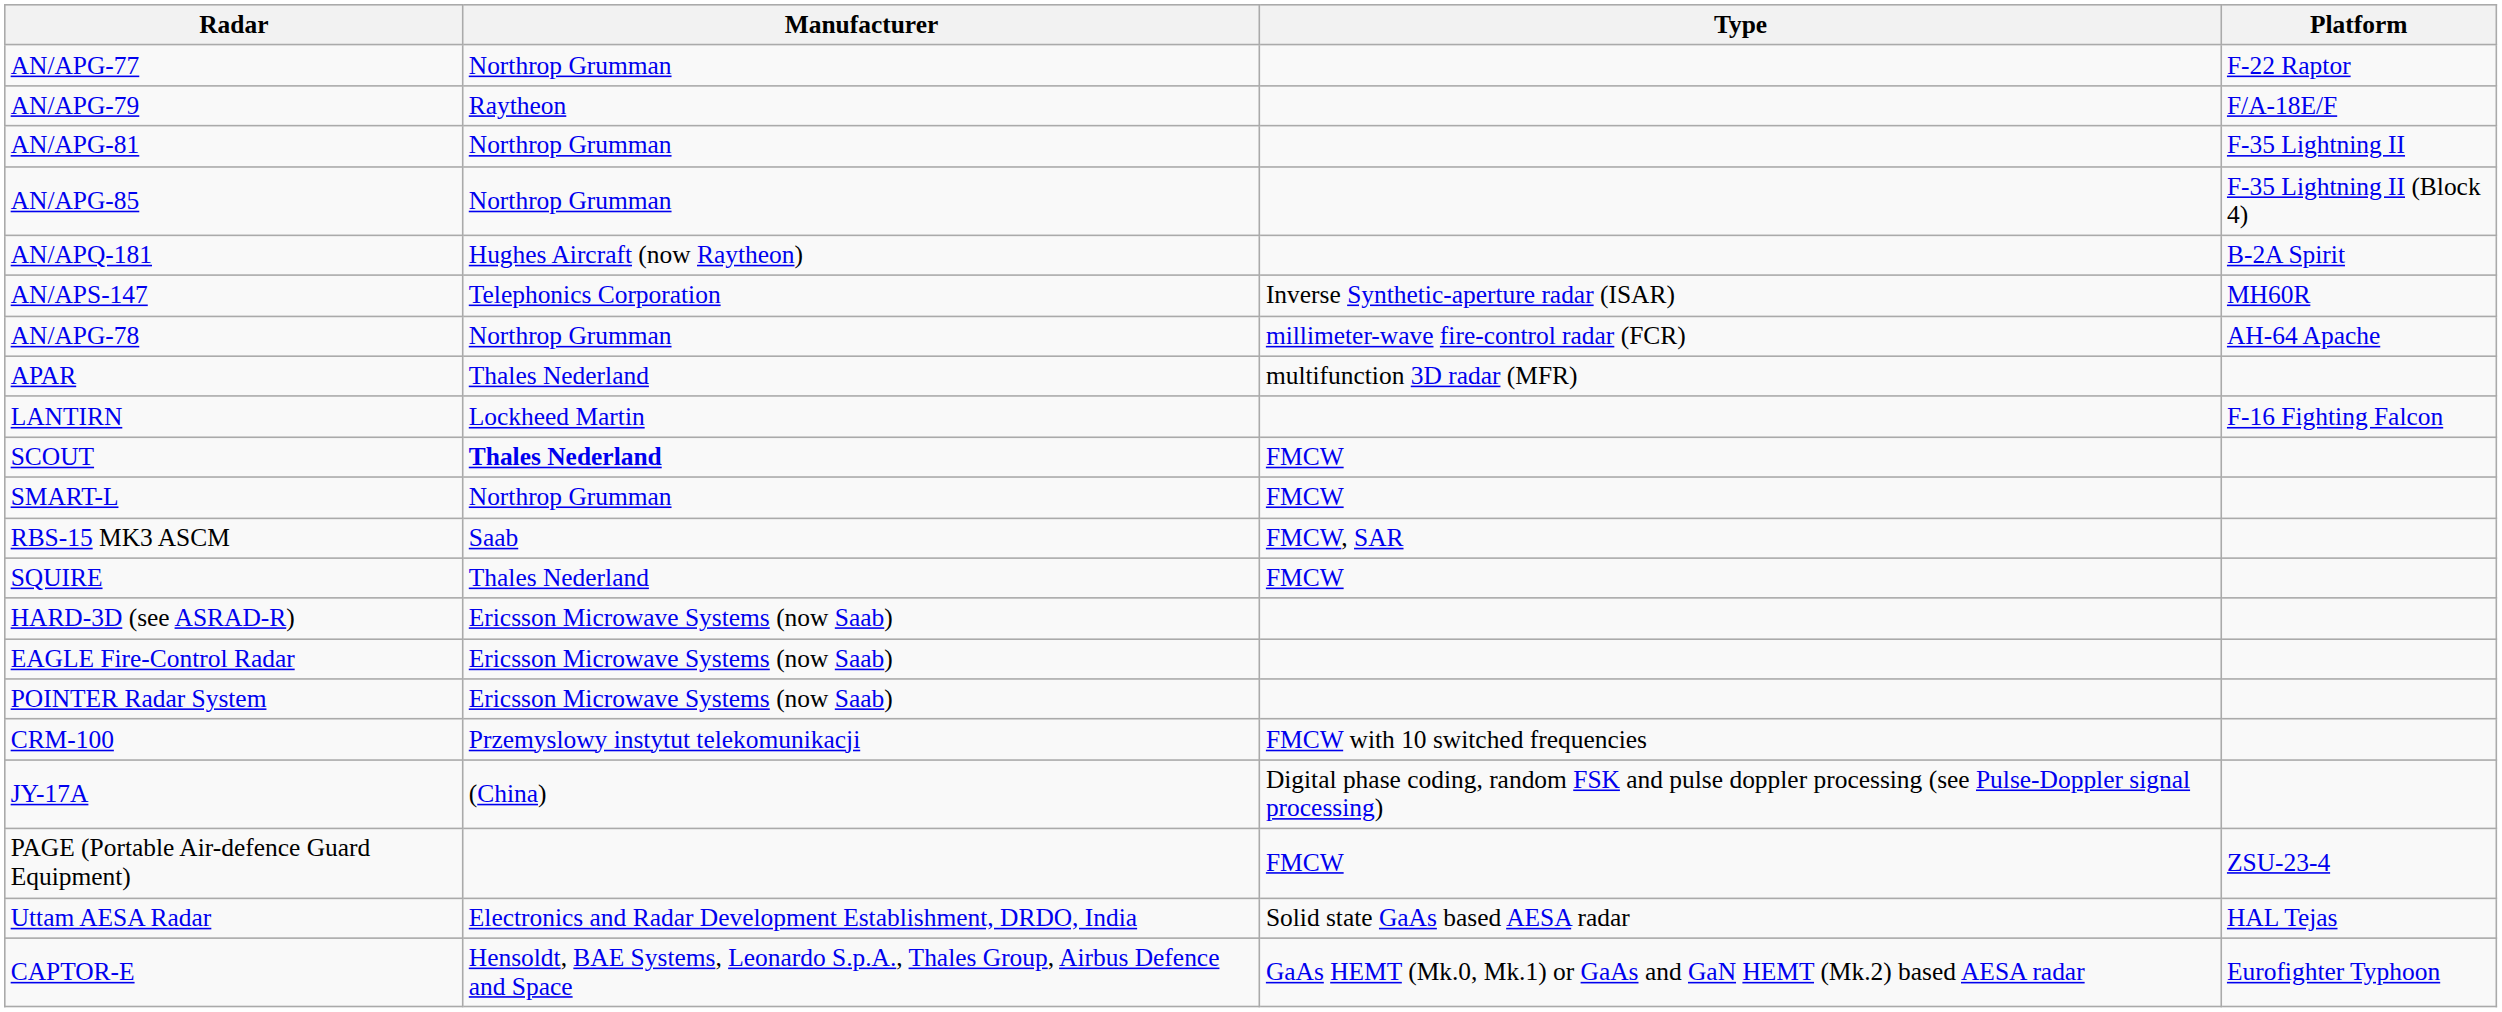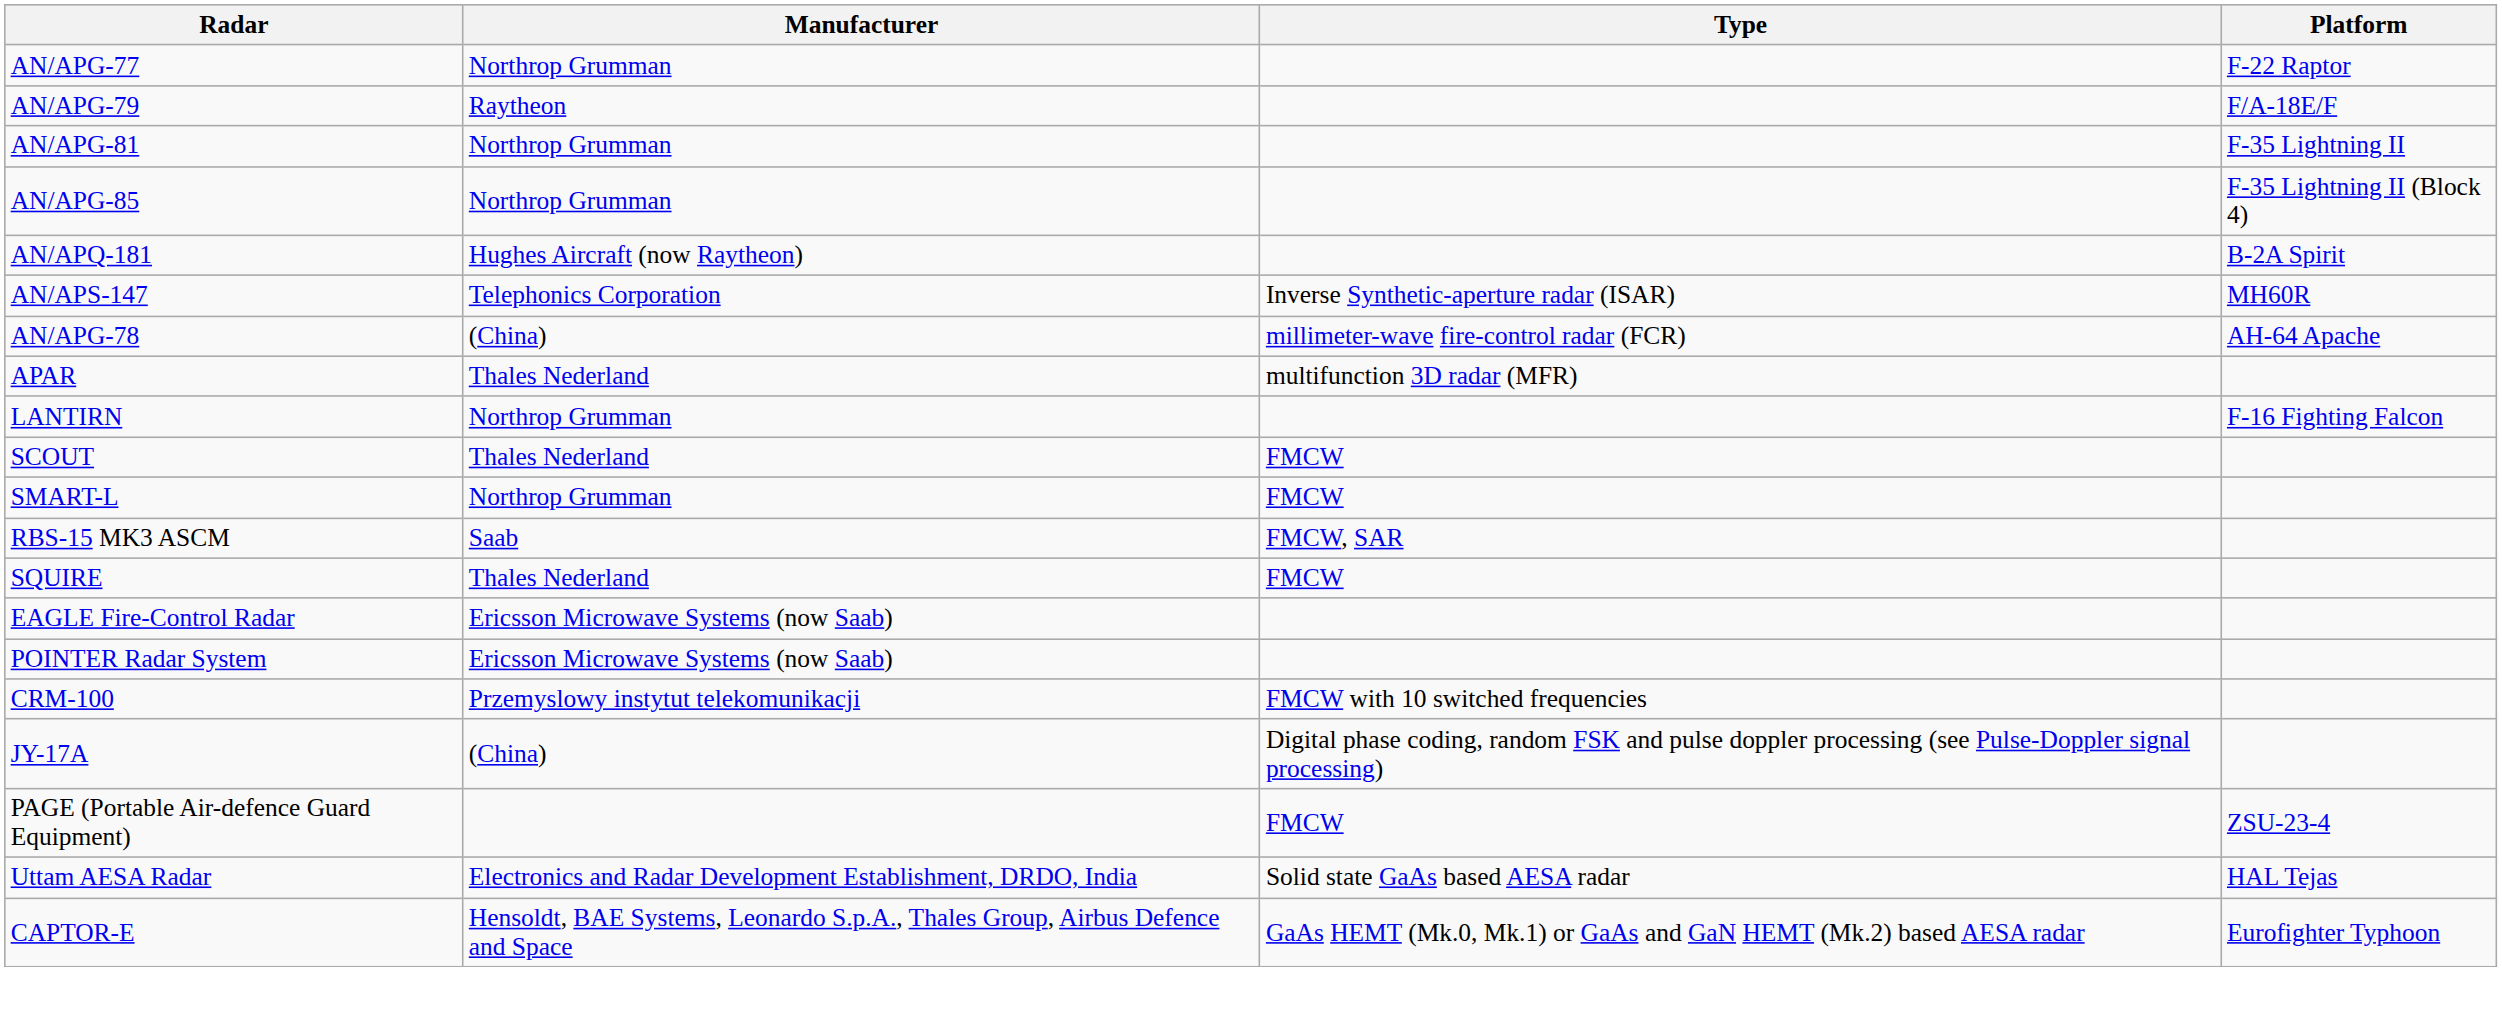(570, 335) Northrop Grumman -> (508, 335) (China)
(557, 416) Lockheed Martin -> (570, 416) Northrop Grumman
(565, 456) bold -> (559, 456) normal
- row: (153, 618)
